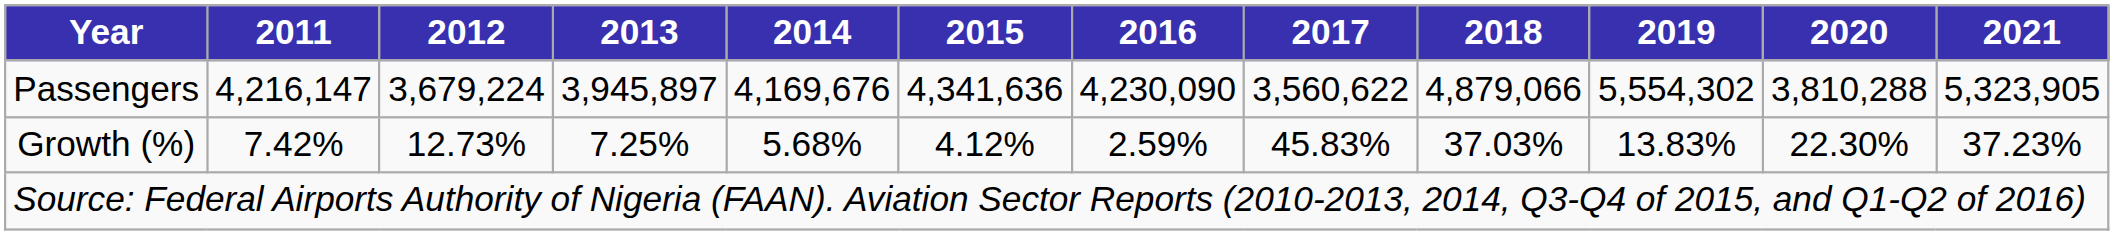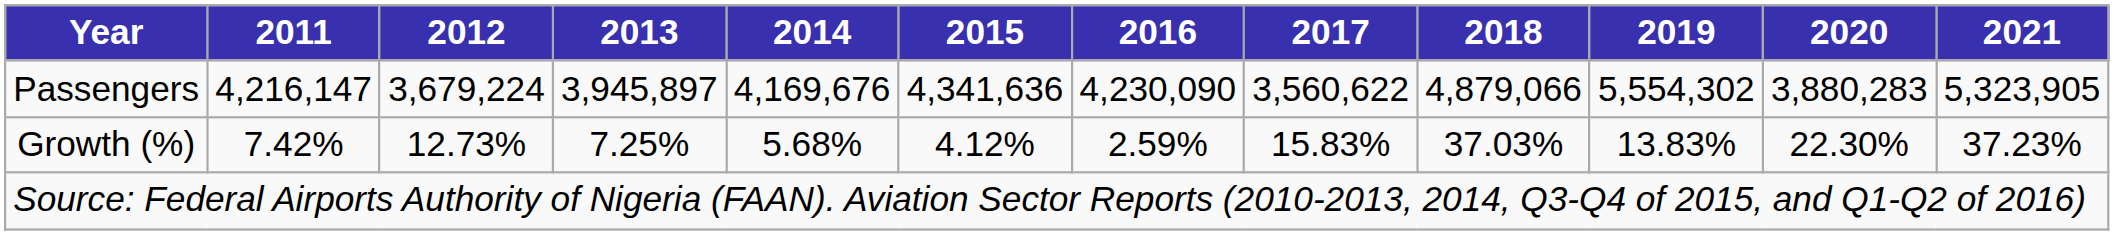(1849, 88) 3,810,288 -> (1849, 88) 3,880,283
(1331, 144) 45.83% -> (1331, 144) 15.83%
